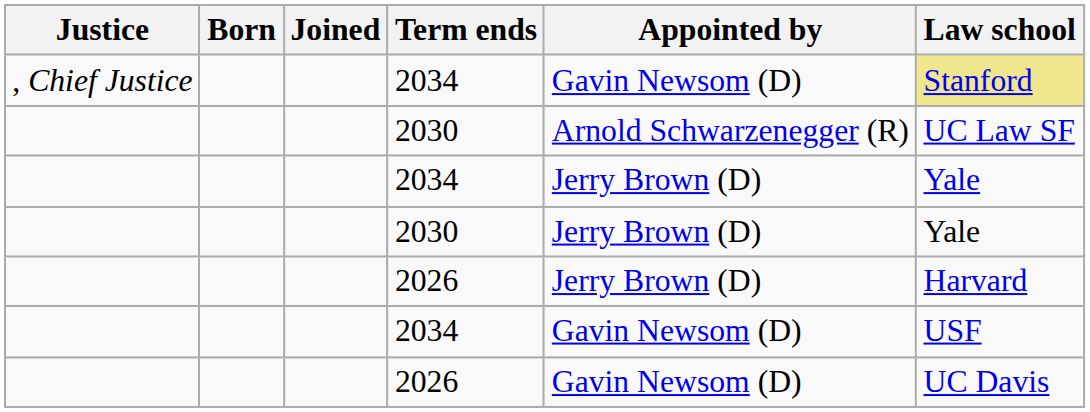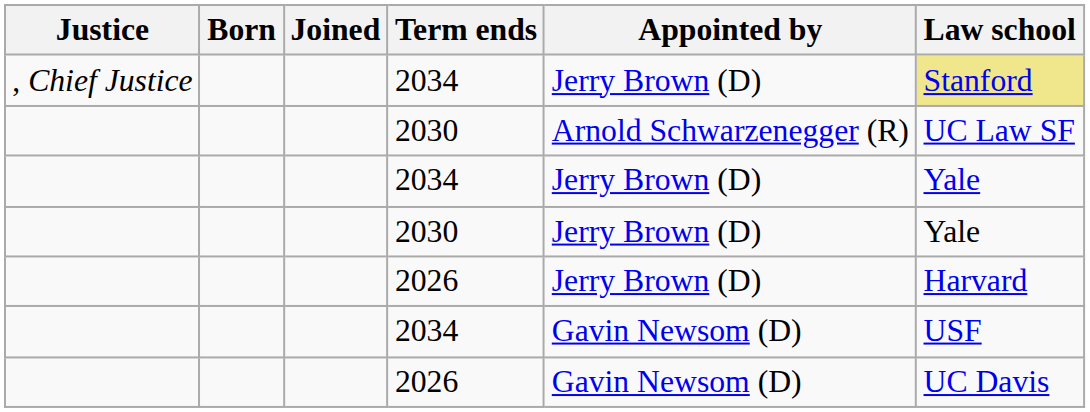(677, 79) Gavin Newsom (D) -> (656, 79) Jerry Brown (D)
